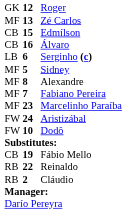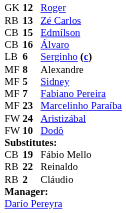(12, 20) MF -> (11, 20) RB
rows swapped: (62, 81) <-> (55, 69)
